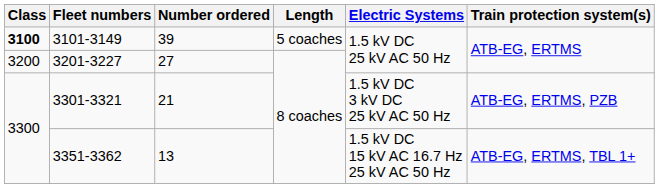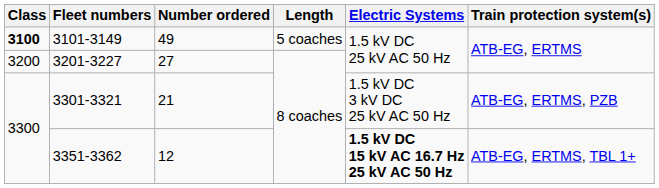(166, 38) 39 -> (166, 38) 49
(166, 155) 13 -> (166, 155) 12
(406, 155) normal -> (407, 155) bold
